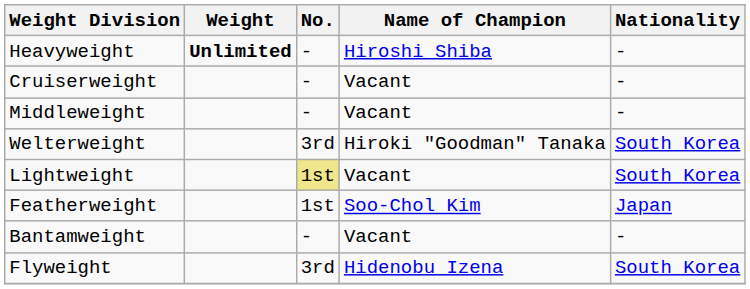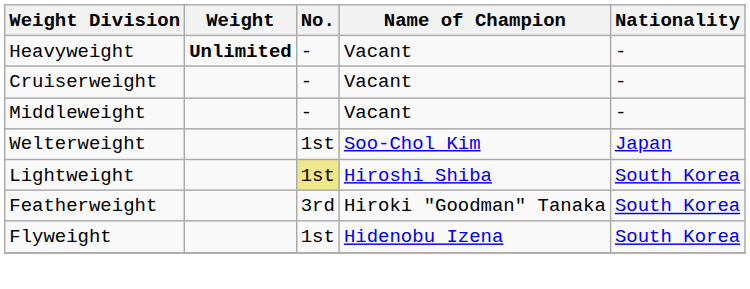(418, 51) Hiroshi Shiba -> (378, 51) Vacant
(318, 144) 3rd -> (318, 144) 1st
(475, 144) Hiroki "Goodman" Tanaka -> (412, 144) Soo-Chol Kim
(678, 144) South Korea -> (643, 144) Japan
(378, 175) Vacant -> (418, 175) Hiroshi Shiba
(318, 206) 1st -> (318, 206) 3rd
(412, 206) Soo-Chol Kim -> (475, 206) Hiroki "Goodman" Tanaka
(643, 206) Japan -> (678, 206) South Korea
- row: (78, 237)
(318, 268) 3rd -> (318, 237) 1st
